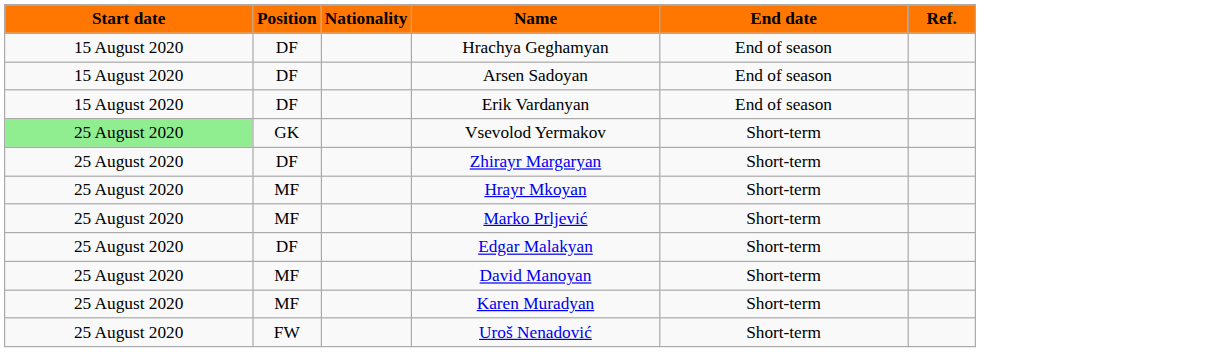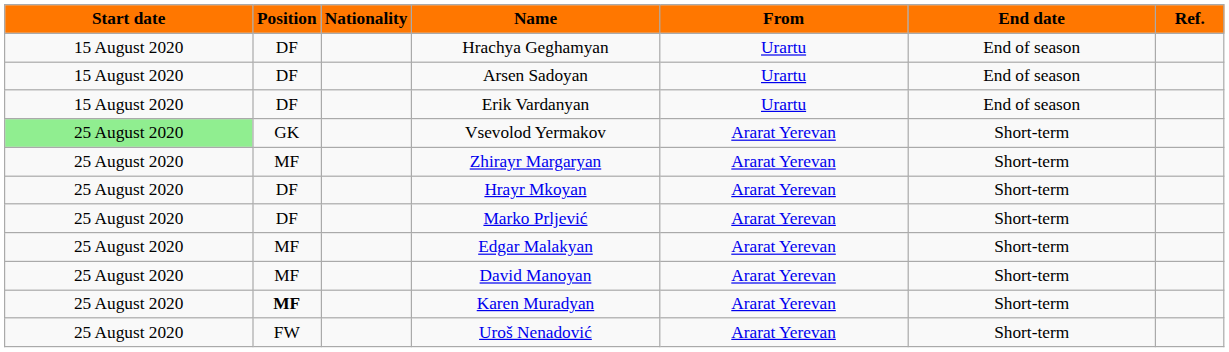+ column: (784, 19)
(287, 161) DF -> (287, 161) MF
(287, 190) MF -> (287, 190) DF
(287, 218) MF -> (287, 218) DF
(287, 247) DF -> (287, 247) MF
(287, 304) normal -> (287, 304) bold
